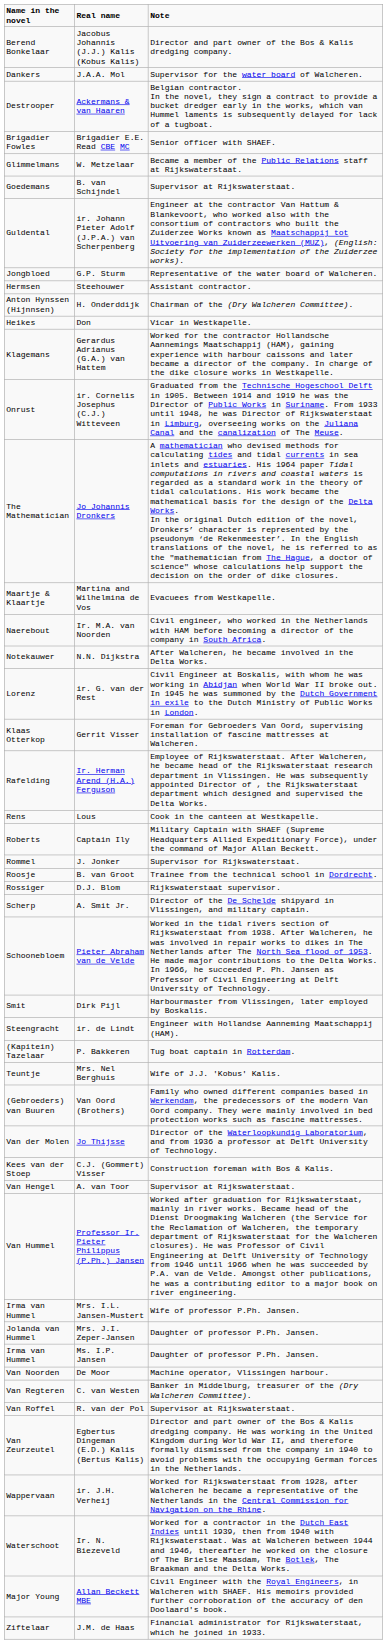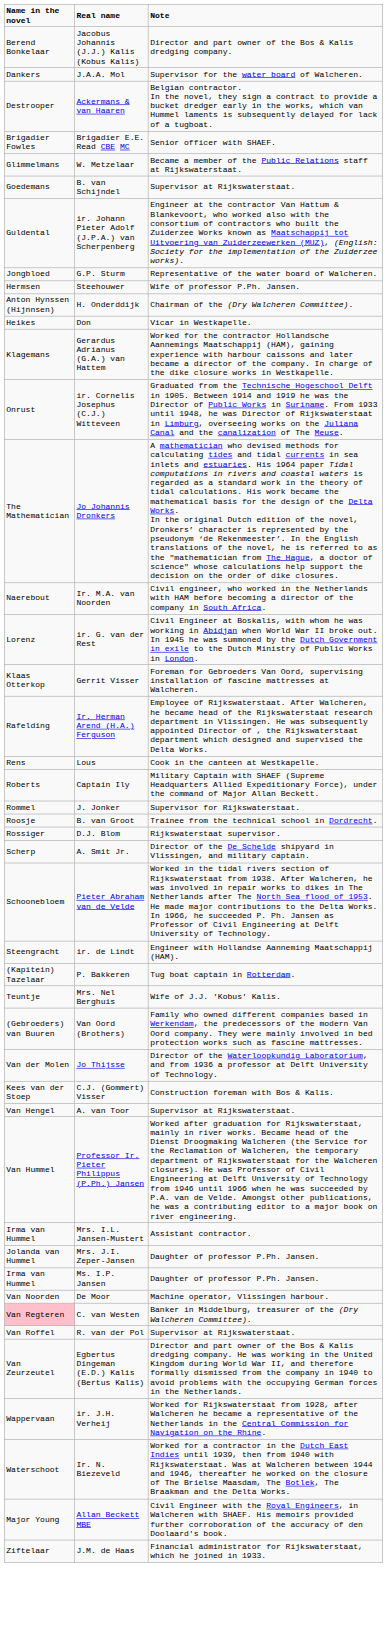(201, 287) Assistant contractor. -> (225, 287) Wife of professor P.Ph. Jansen.
- row: (108, 599)
- row: (108, 657)
- row: (98, 1006)
(225, 1311) Wife of professor P.Ph. Jansen. -> (201, 1234) Assistant contractor.
(35, 1391) no background -> (35, 1315) pink background
